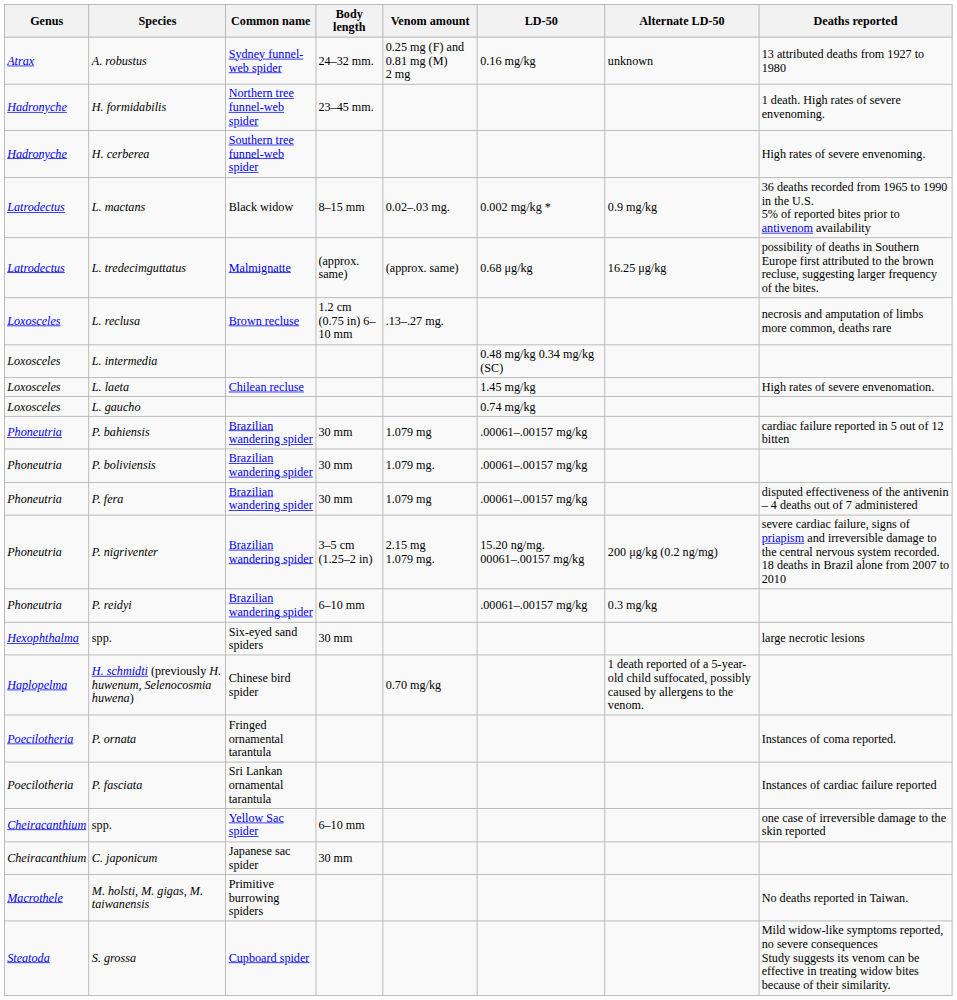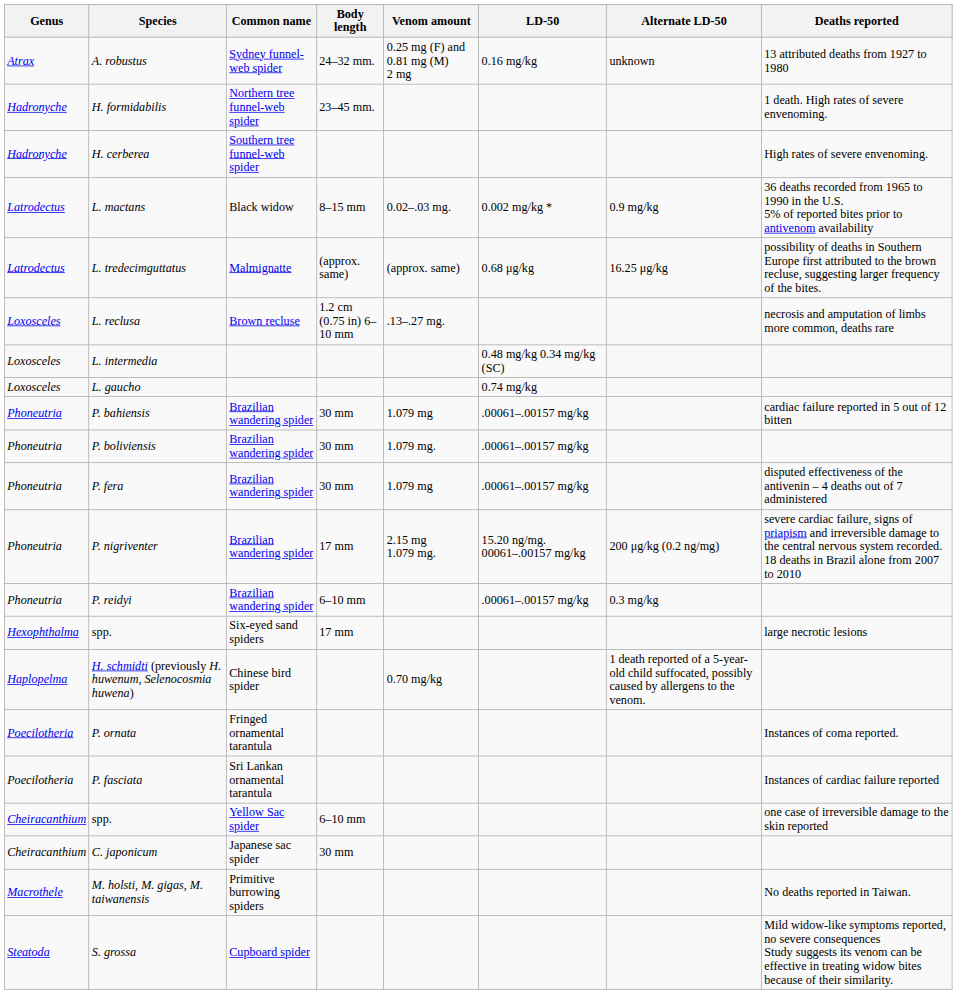- row: (110, 387)
(345, 552) 3–5 cm (1.25–2 in) -> (336, 546) 17 mm
(335, 638) 30 mm -> (336, 632) 17 mm
